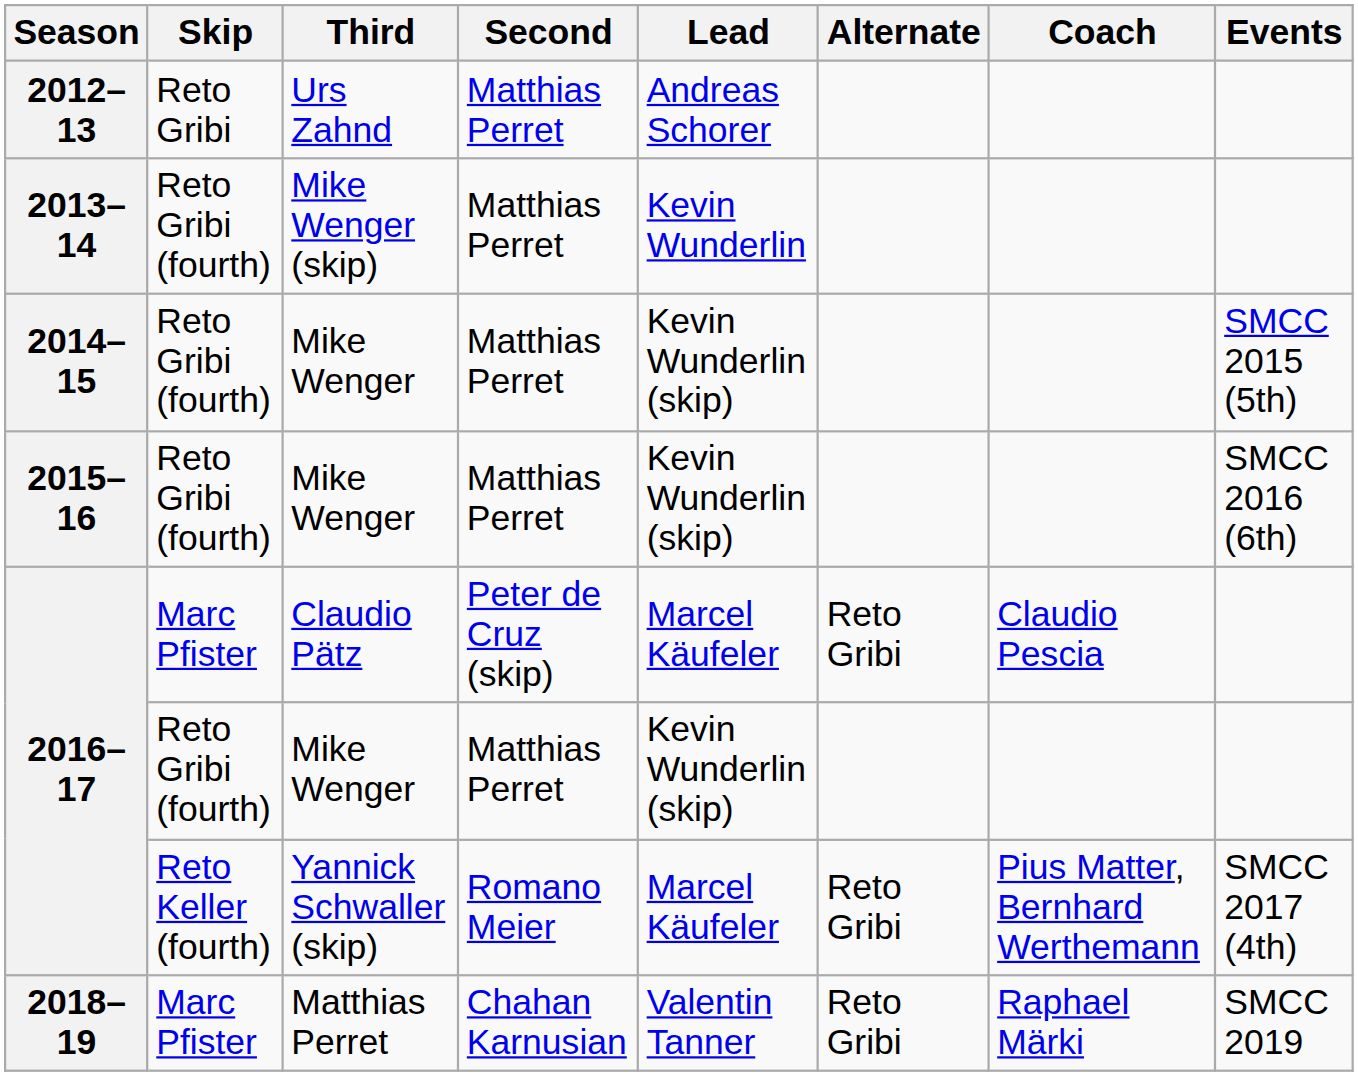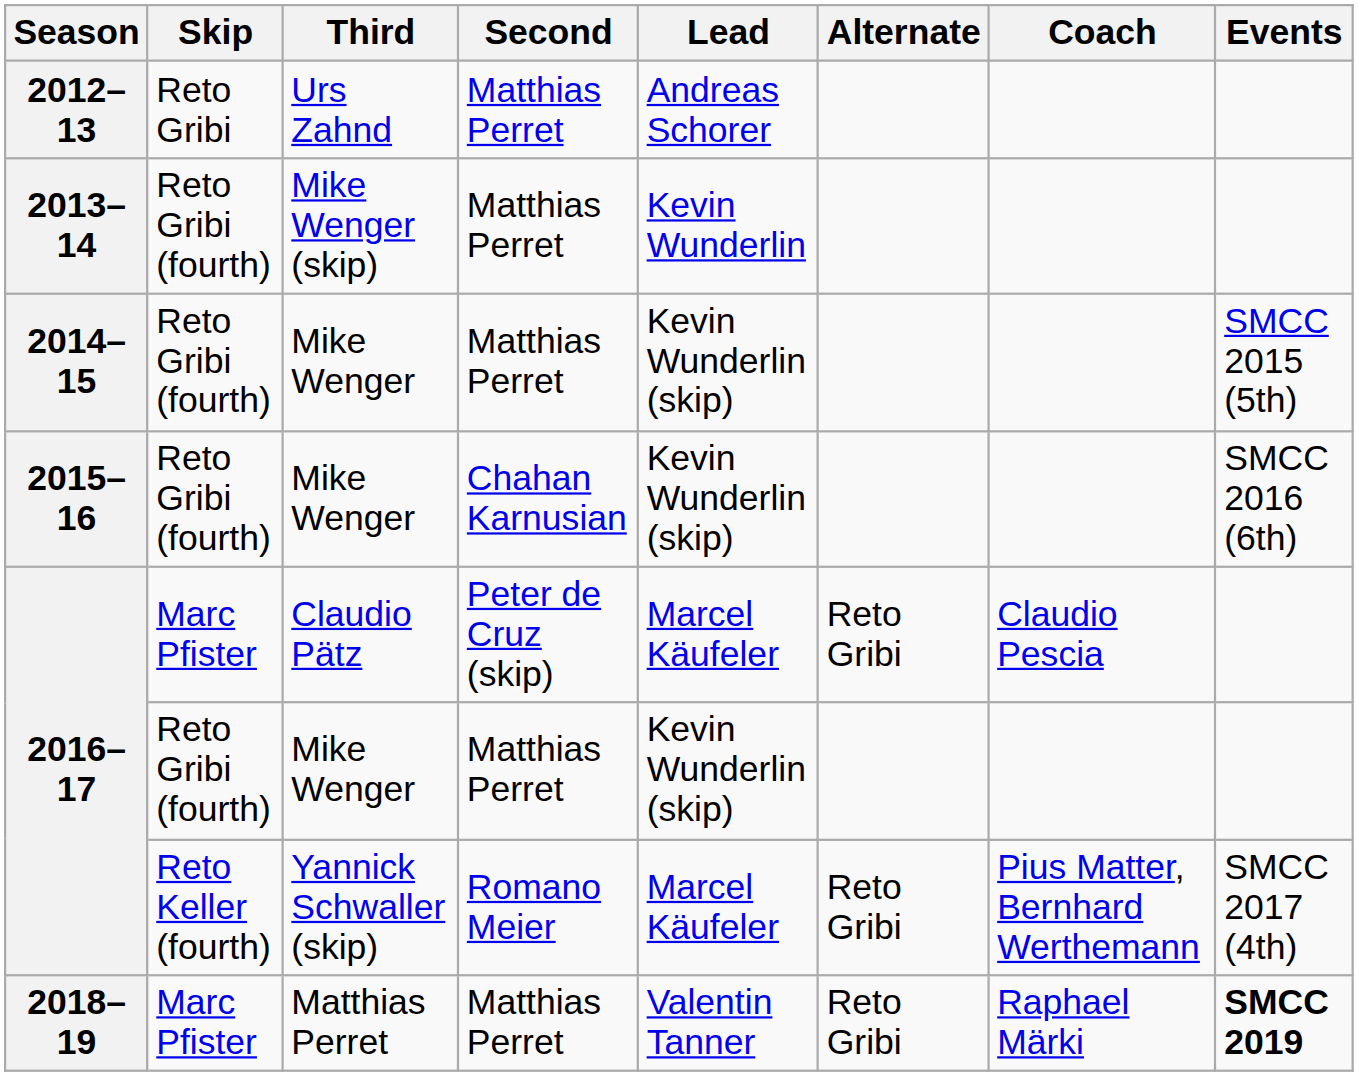(534, 497) Matthias Perret -> (547, 497) Chahan Karnusian
(547, 1022) Chahan Karnusian -> (534, 1022) Matthias Perret
(1276, 1022) normal -> (1276, 1022) bold
